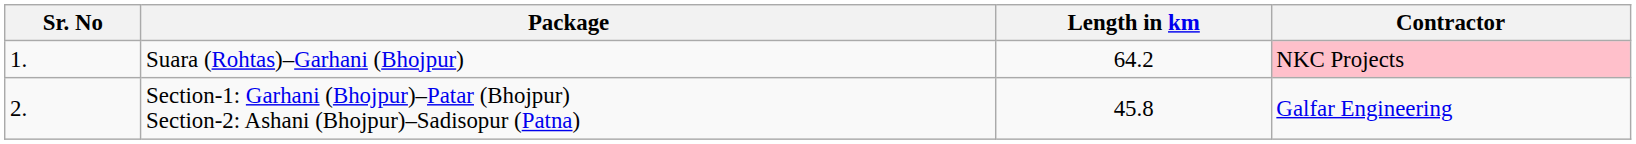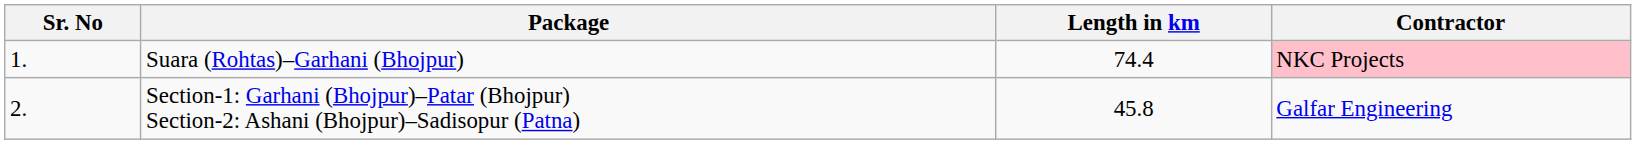(1134, 58) 64.2 -> (1134, 58) 74.4
